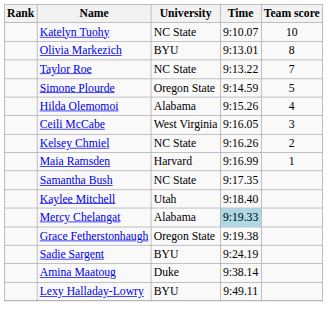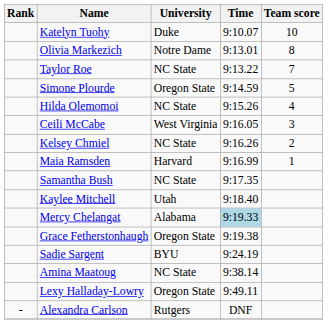(175, 32) NC State -> (166, 32) Duke
(166, 50) BYU -> (182, 50) Notre Dame
(175, 106) Alabama -> (175, 106) NC State
(166, 273) Duke -> (175, 273) NC State
(166, 291) BYU -> (184, 291) Oregon State
+ row: (84, 310)
